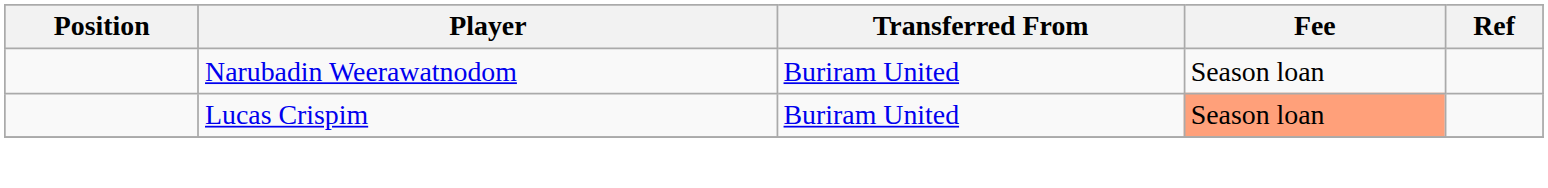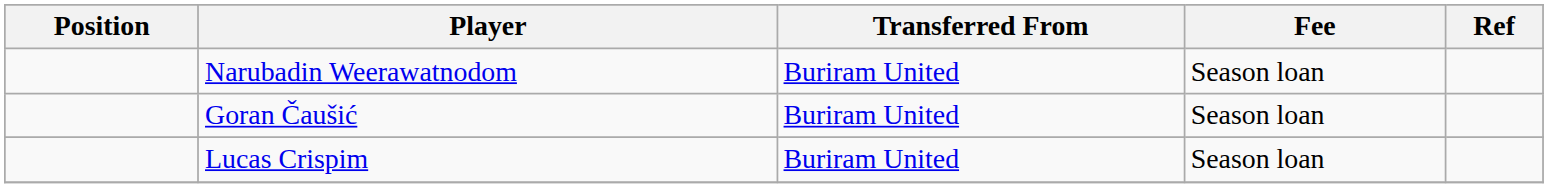+ row: (281, 114)
(1258, 114) lightsalmon background -> (1258, 159) no background
